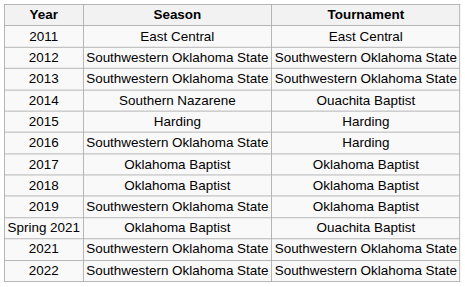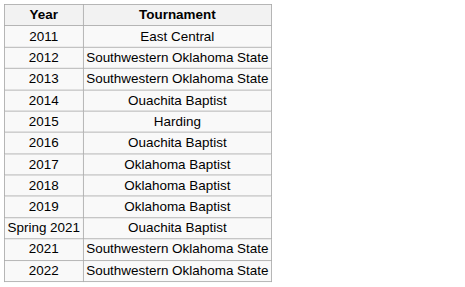- column: (177, 15)
(366, 143) Harding -> (177, 143) Ouachita Baptist
